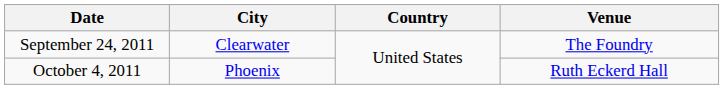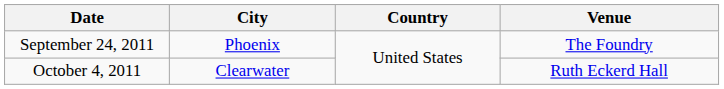(252, 44) Clearwater -> (252, 44) Phoenix
(252, 71) Phoenix -> (252, 71) Clearwater
